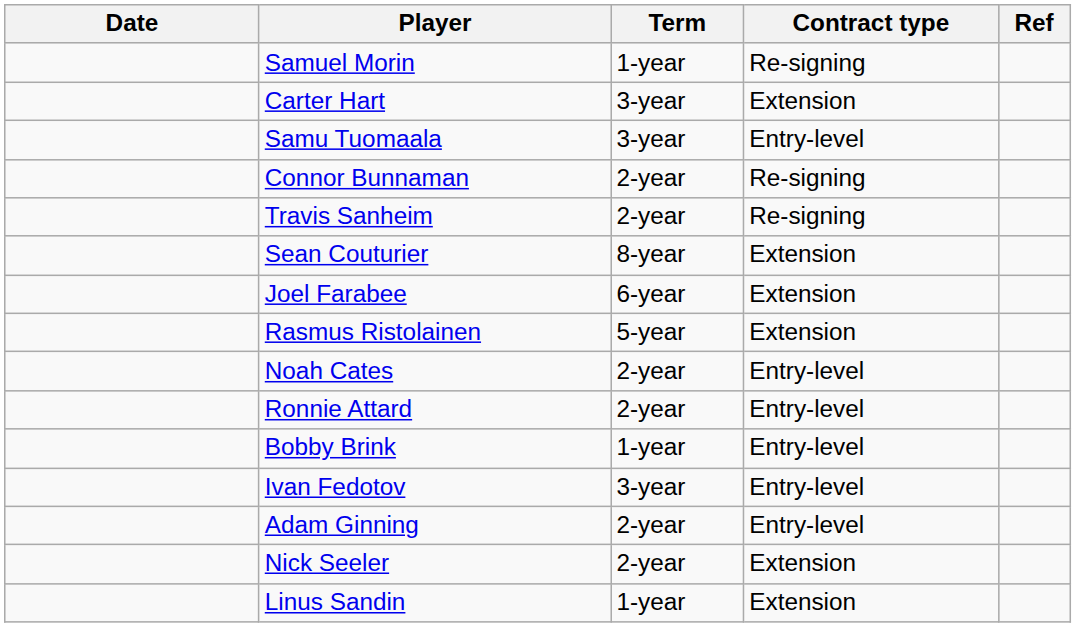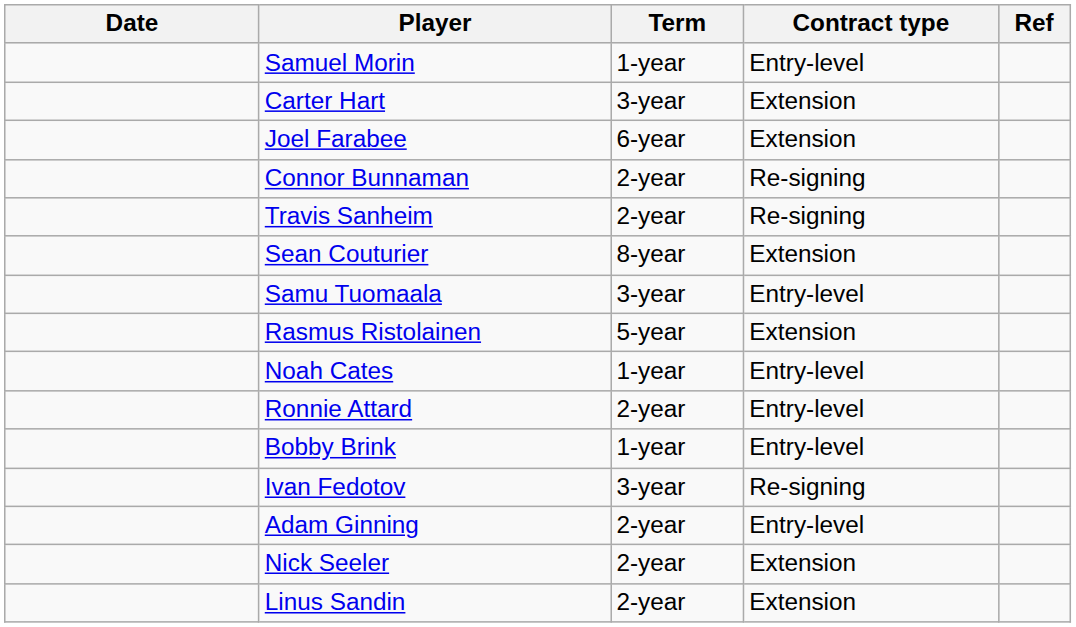(807, 62) Re-signing -> (807, 62) Entry-level
rows swapped: (353, 139) <-> (336, 293)
(651, 370) 2-year -> (651, 370) 1-year
(807, 486) Entry-level -> (807, 486) Re-signing
(651, 602) 1-year -> (651, 602) 2-year
